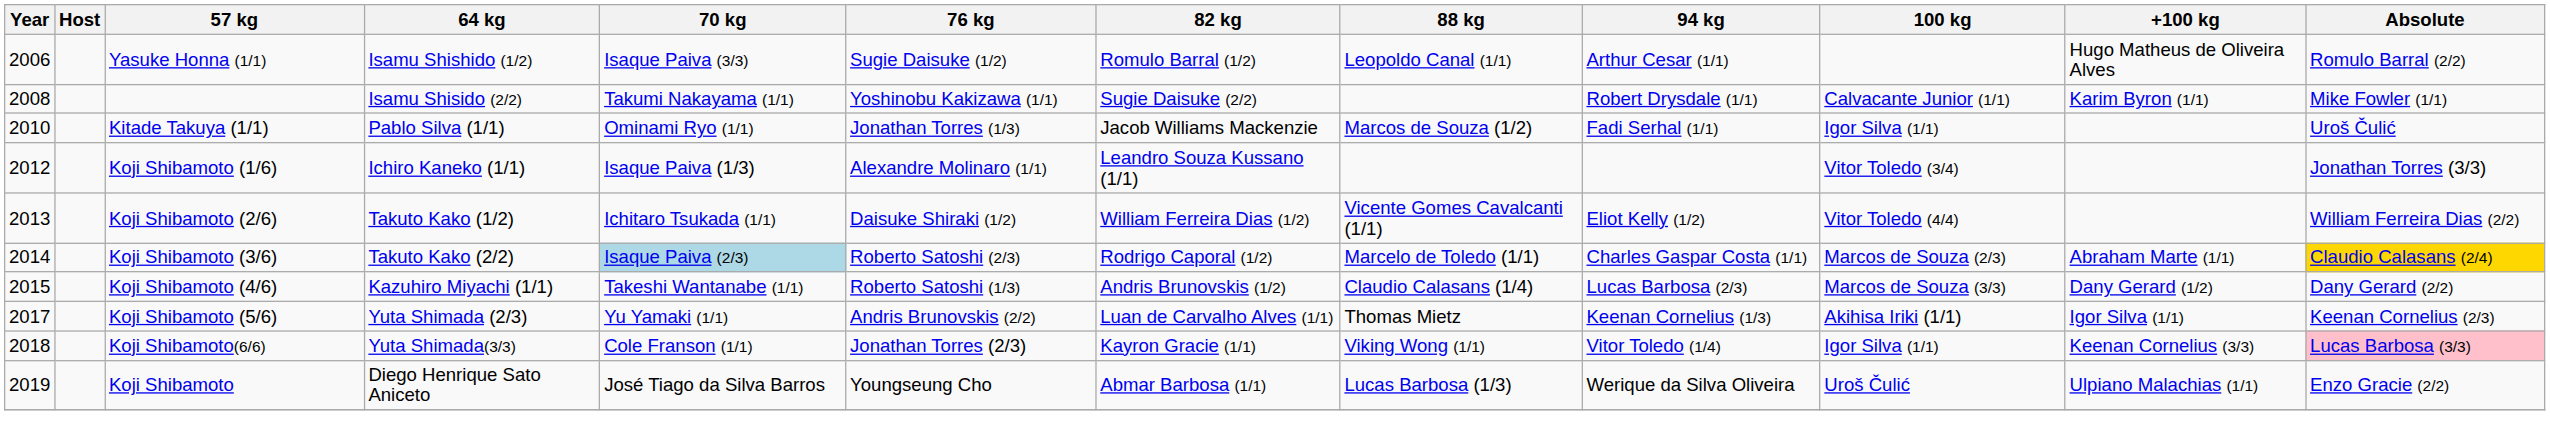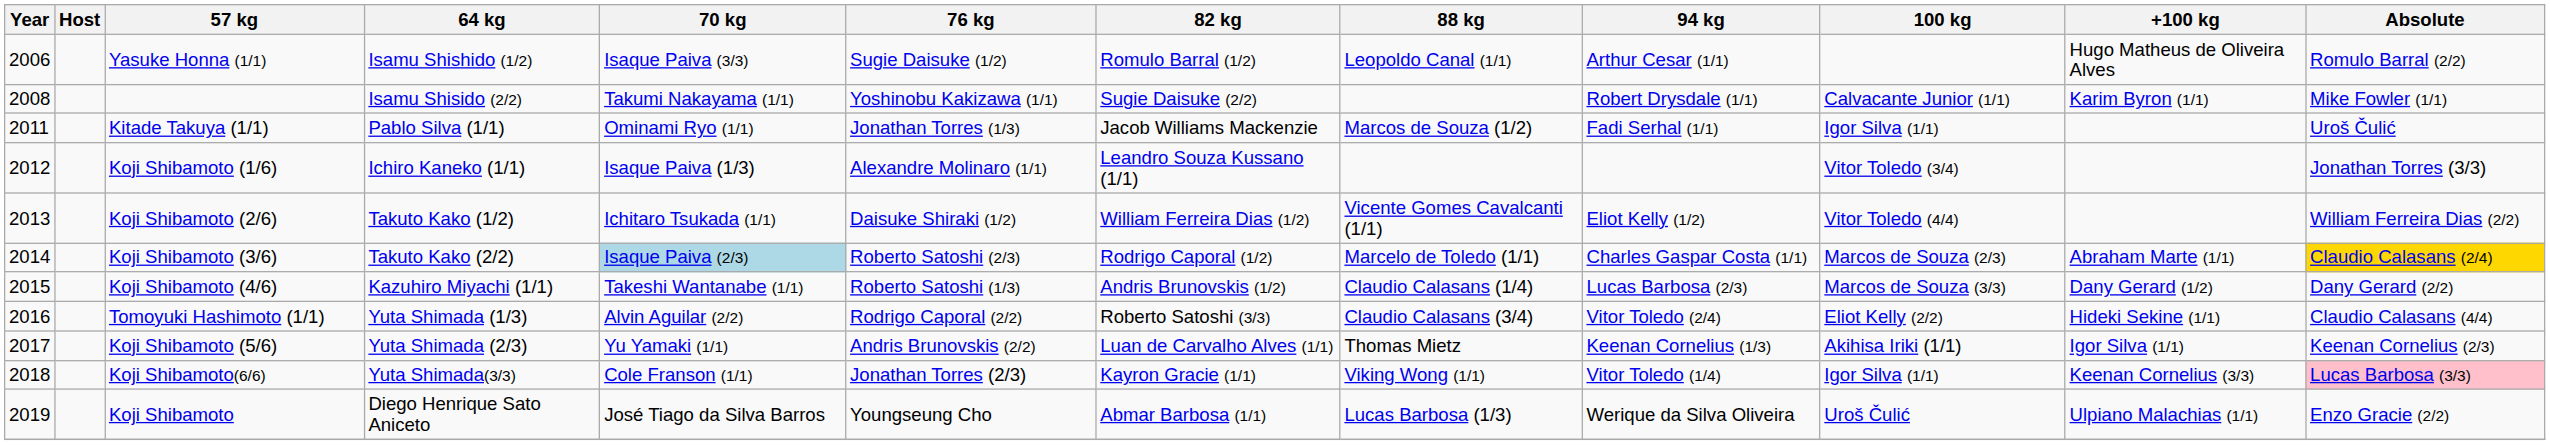(30, 128) 2010 -> (29, 128) 2011
+ row: (217, 316)
